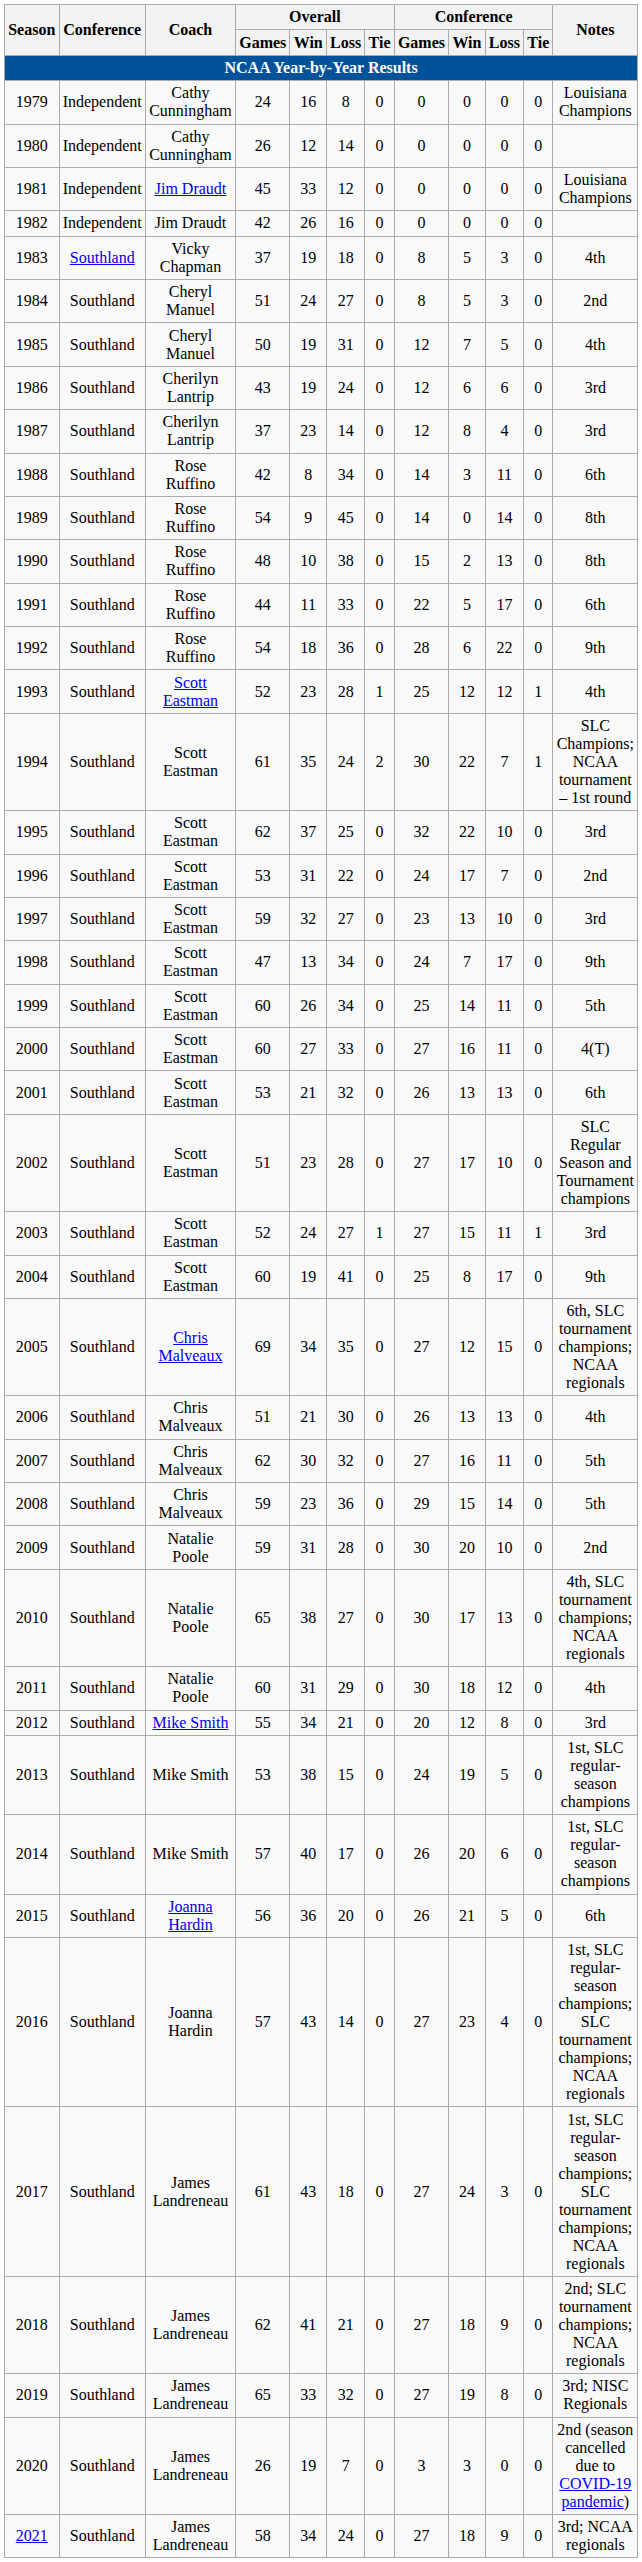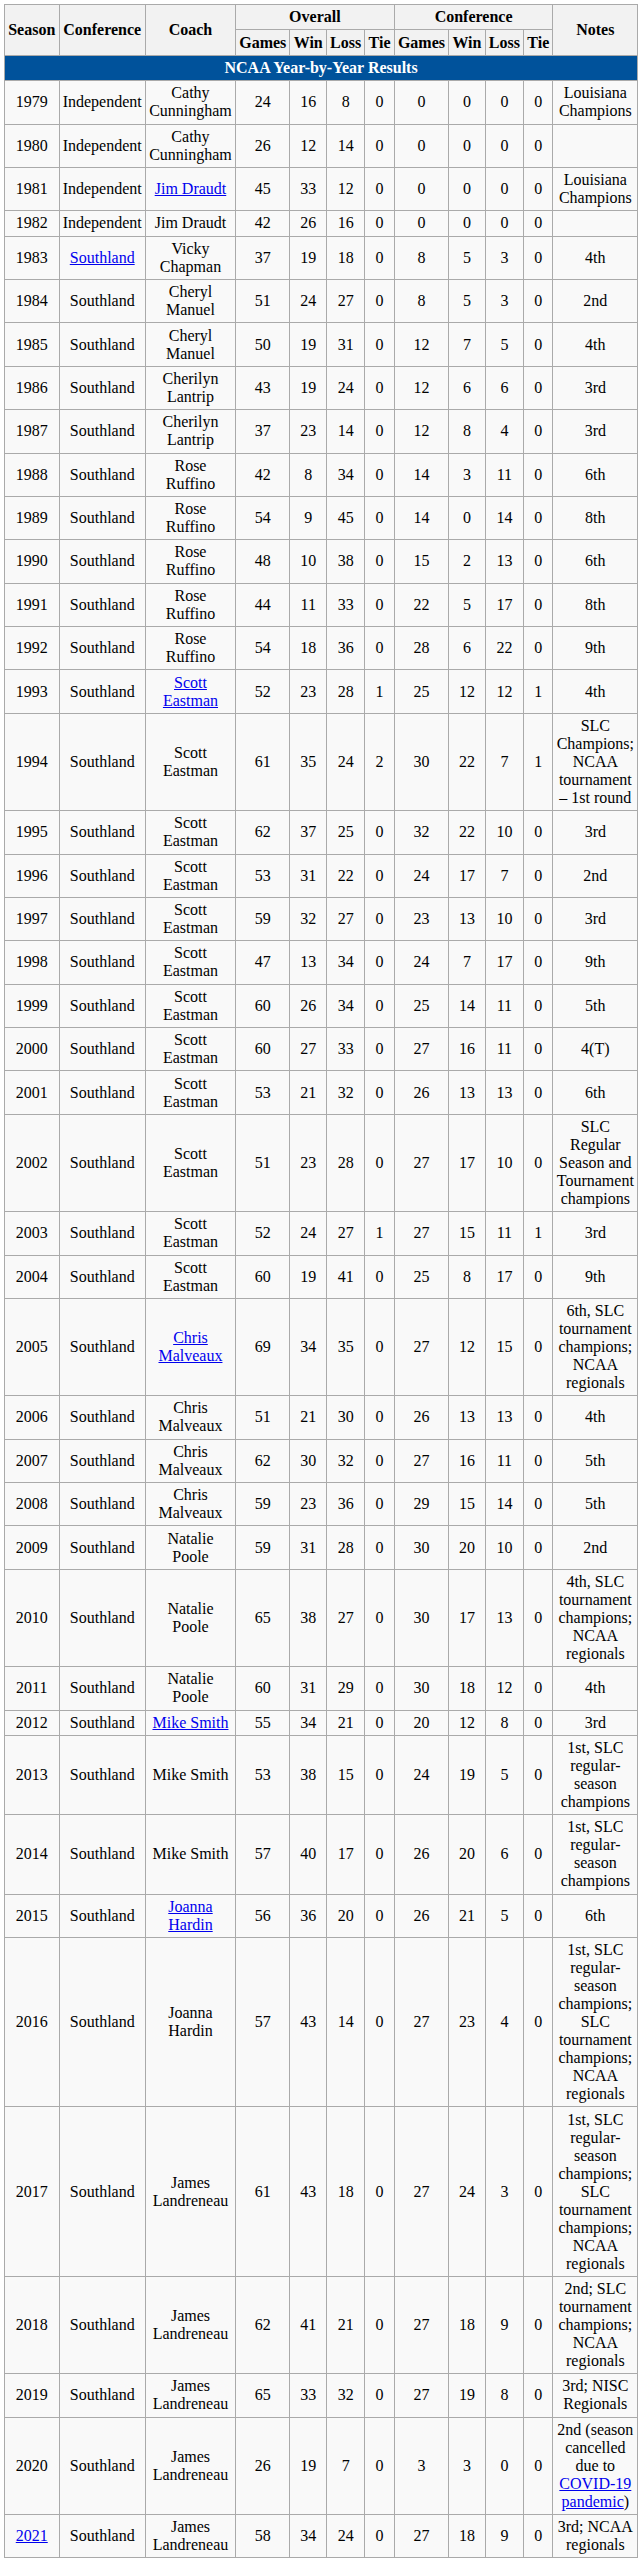(595, 561) 8th -> (595, 561) 6th
(595, 604) 6th -> (595, 604) 8th
